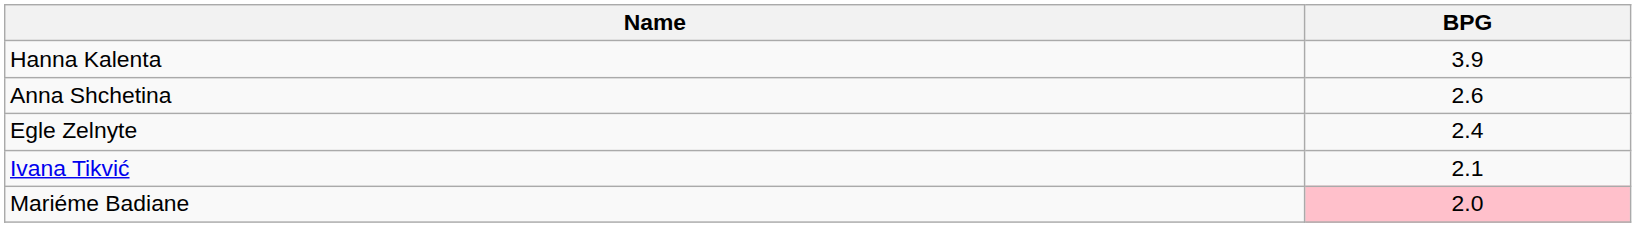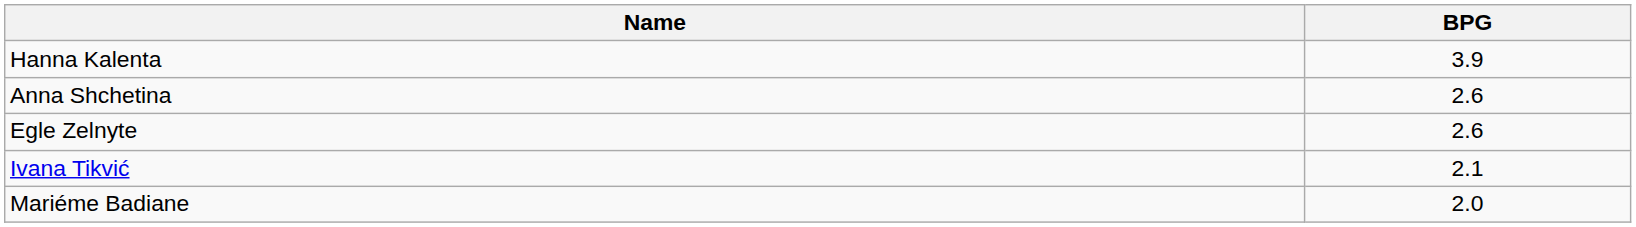(1467, 131) 2.4 -> (1467, 131) 2.6
(1467, 204) pink background -> (1467, 204) no background
